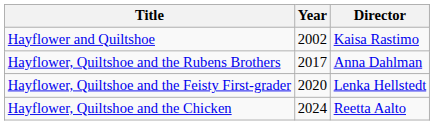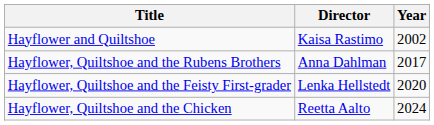columns swapped: (312, 16) <-> (380, 16)
